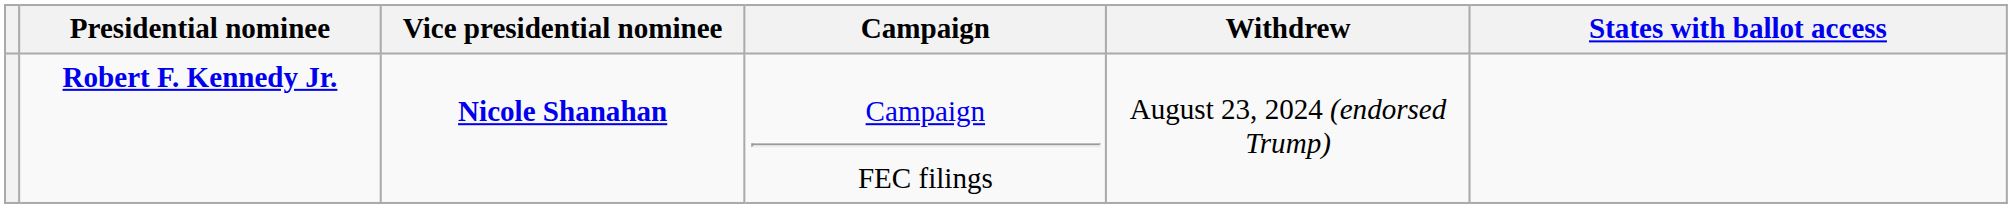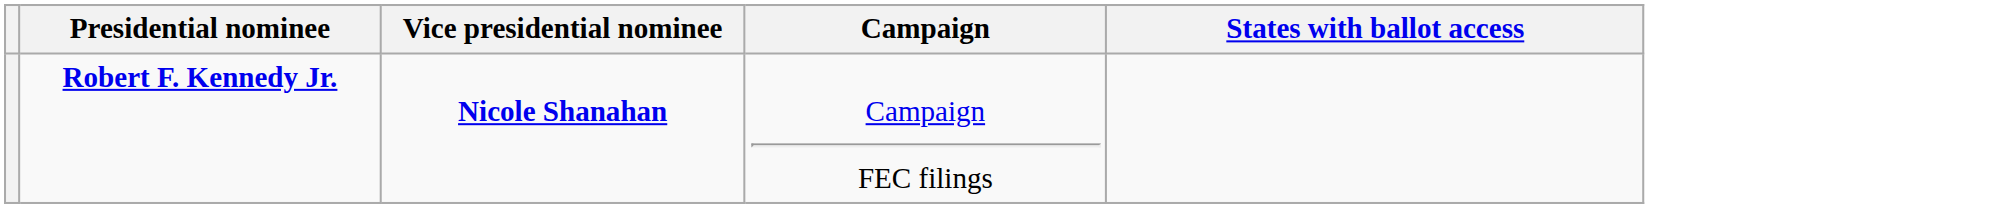- column: (1288, 28)
